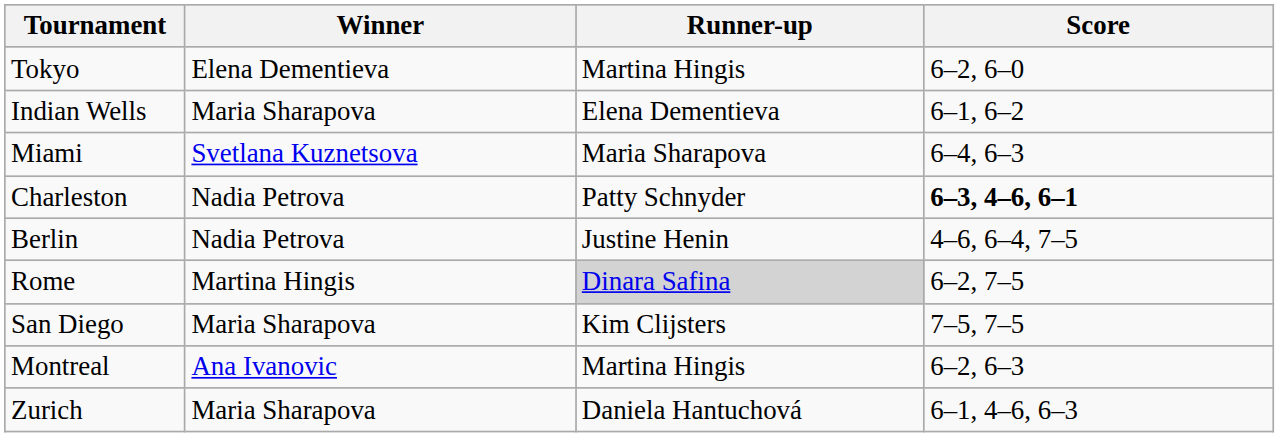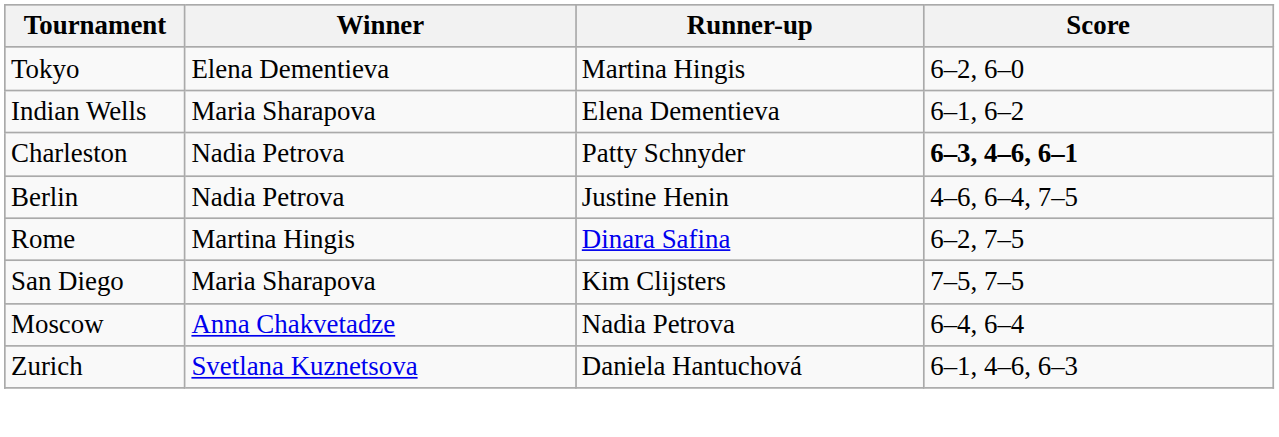- row: (47, 153)
(656, 281) lightgrey background -> (656, 238) no background
- row: (60, 366)
+ row: (57, 324)
(284, 409) Maria Sharapova -> (305, 366) Svetlana Kuznetsova
